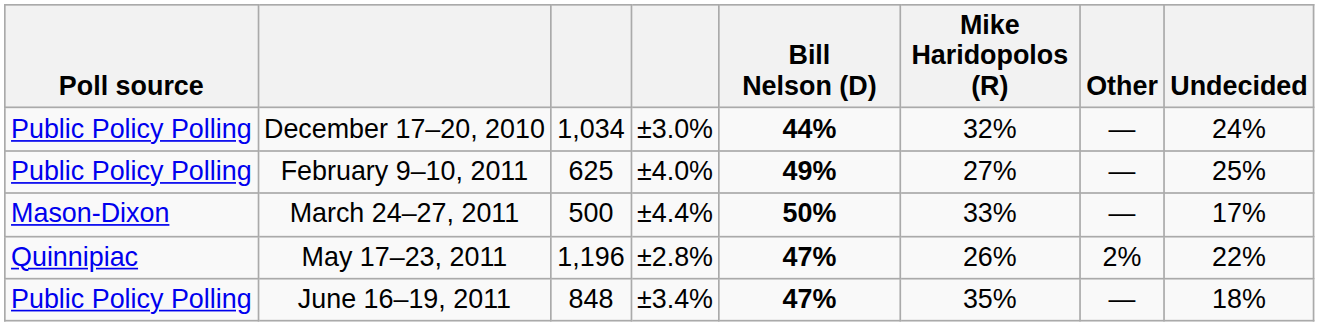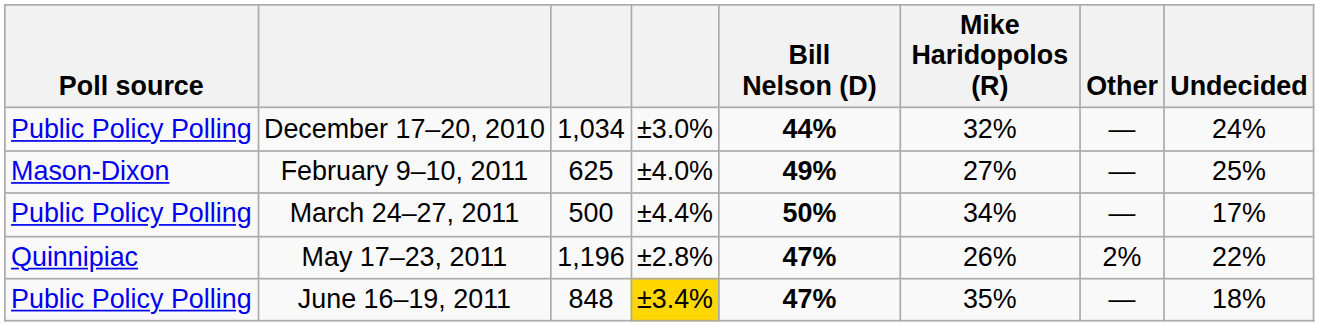(131, 171) Public Policy Polling -> (90, 171) Mason-Dixon
(90, 214) Mason-Dixon -> (131, 214) Public Policy Polling
(990, 214) 33% -> (990, 214) 34%
(675, 299) no background -> (675, 299) gold background
